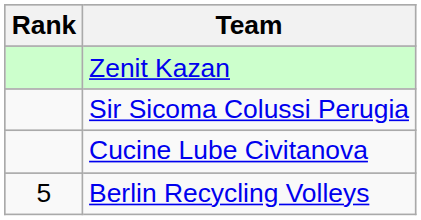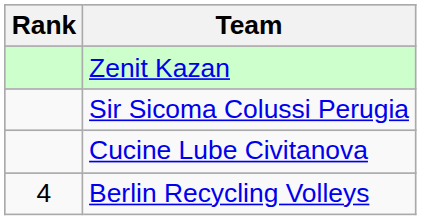(44, 192) 5 -> (44, 192) 4
